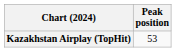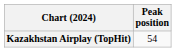(152, 39) 53 -> (152, 39) 54
